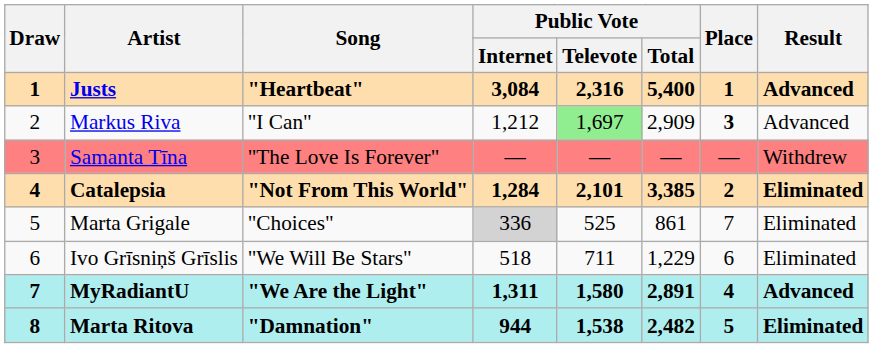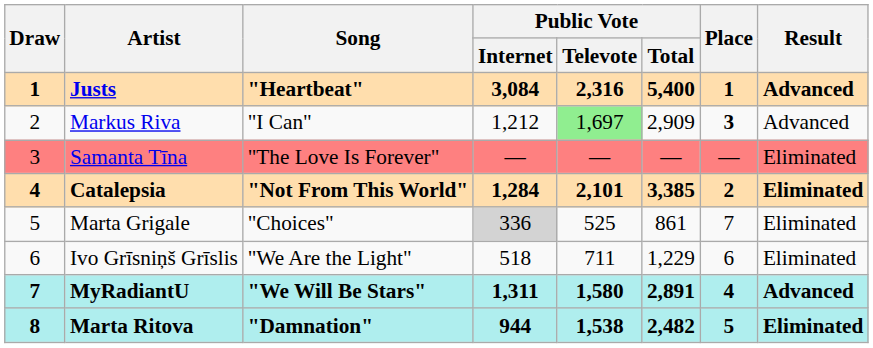(805, 156) Withdrew -> (810, 156) Eliminated
(330, 257) "We Will Be Stars" -> (330, 257) "We Are the Light"
(338, 291) "We Are the Light" -> (337, 291) "We Will Be Stars"
